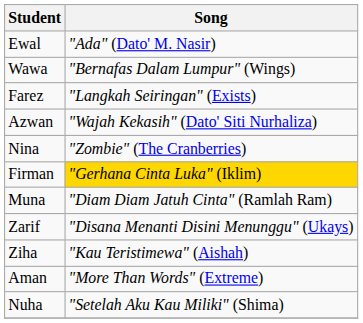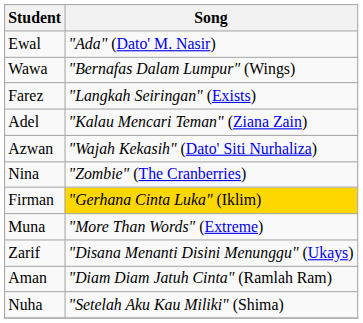+ row: (24, 122)
(200, 200) "Diam Diam Jatuh Cinta" (Ramlah Ram) -> (166, 226) "More Than Words" (Extreme)
- row: (23, 253)
(166, 279) "More Than Words" (Extreme) -> (200, 279) "Diam Diam Jatuh Cinta" (Ramlah Ram)
